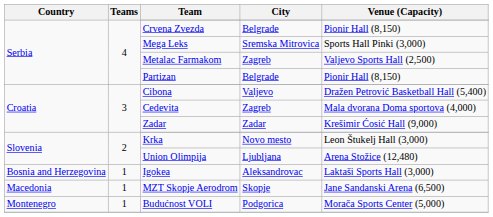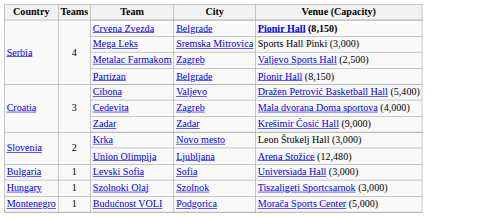(362, 28) normal -> (298, 28) bold
- row: (56, 172)
+ row: (24, 172)
+ row: (24, 188)
- row: (29, 188)
